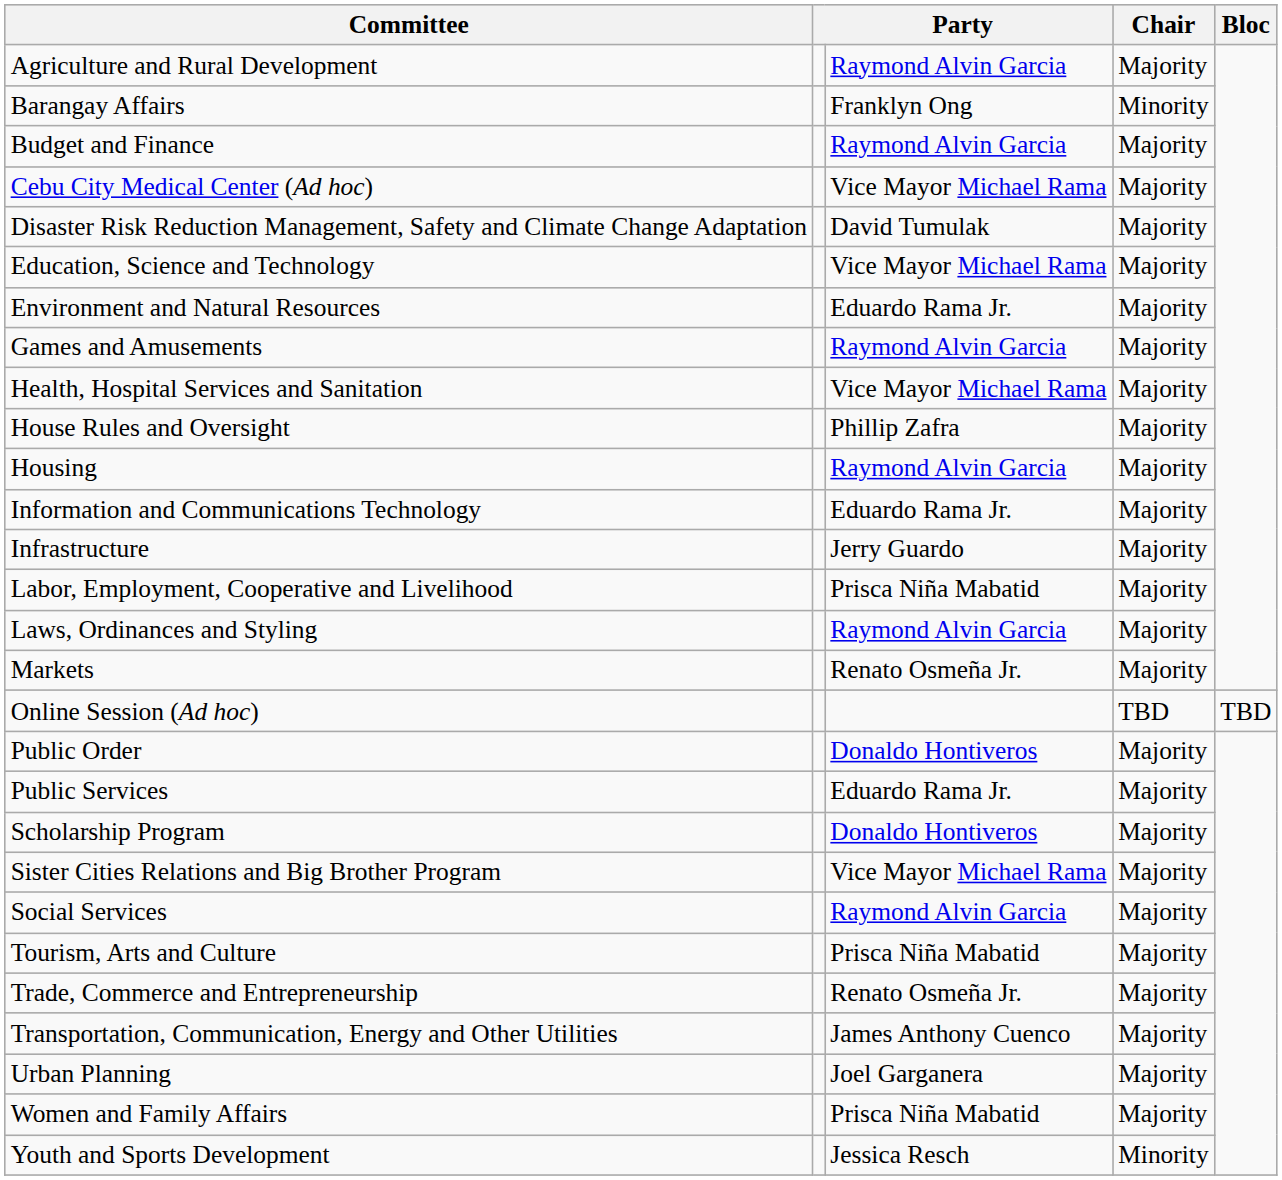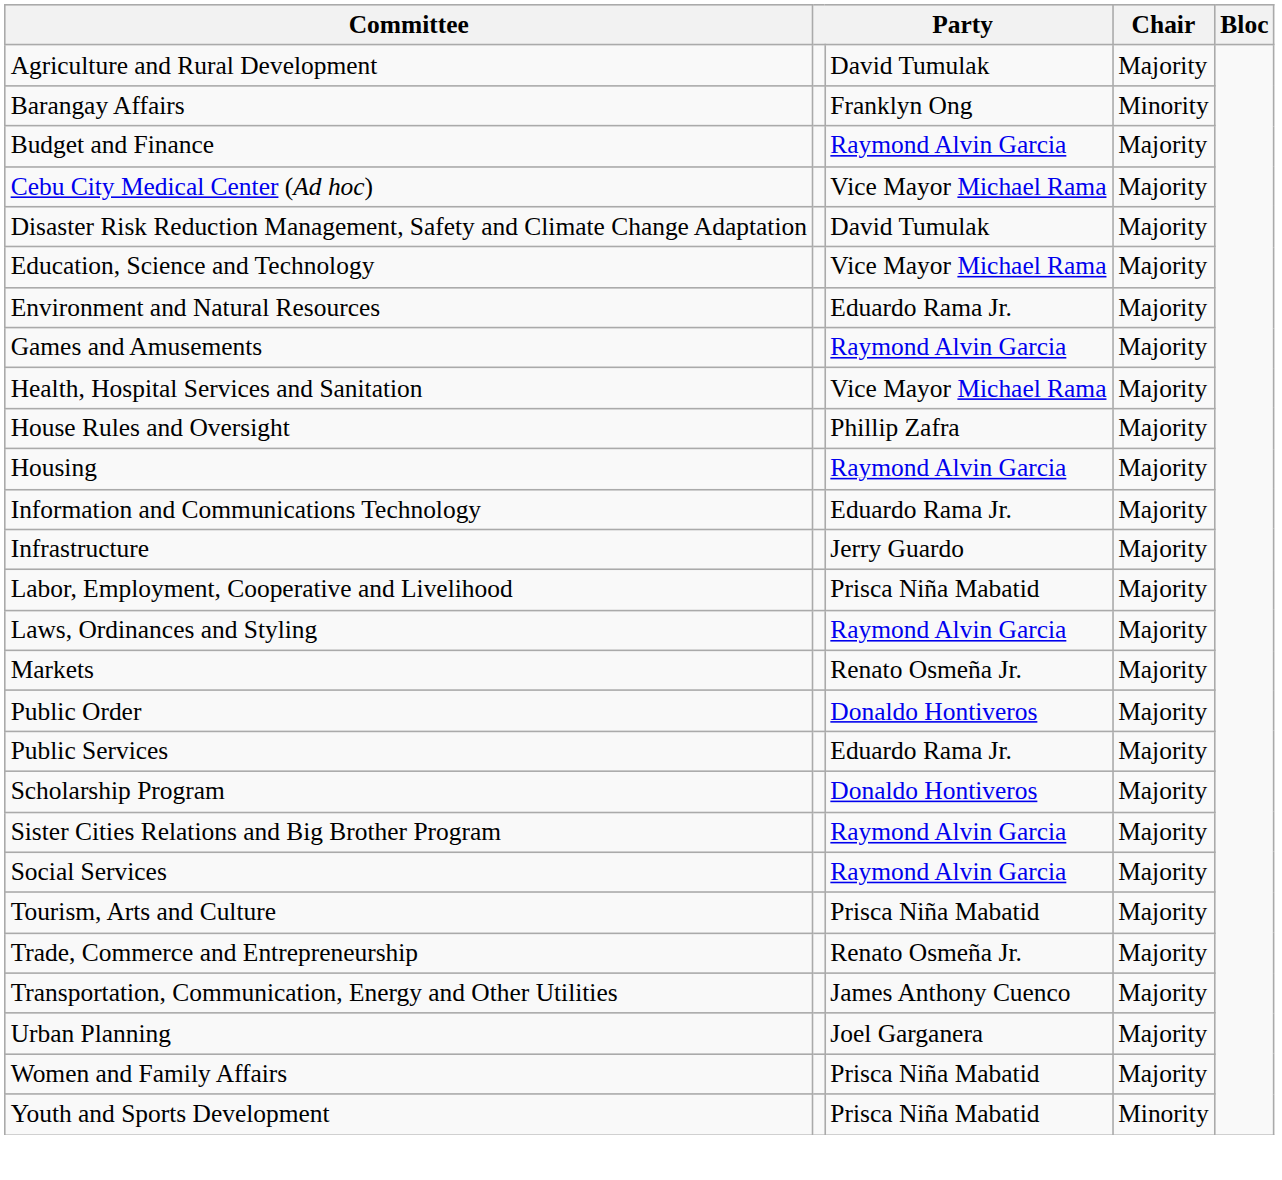(948, 65) Raymond Alvin Garcia -> (910, 65) David Tumulak
- row: (135, 710)
(968, 871) Vice Mayor Michael Rama -> (948, 831) Raymond Alvin Garcia
(900, 1154) Jessica Resch -> (935, 1114) Prisca Niña Mabatid
